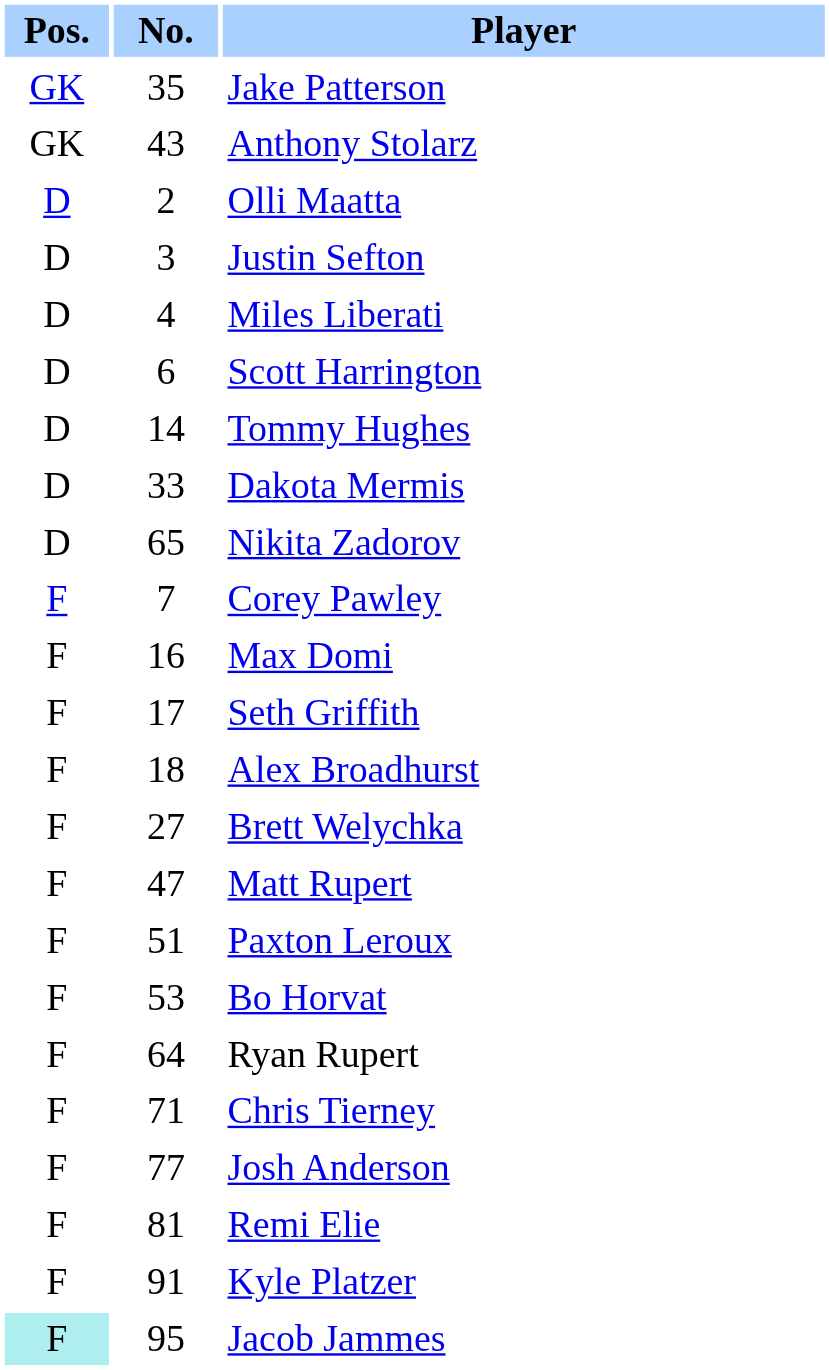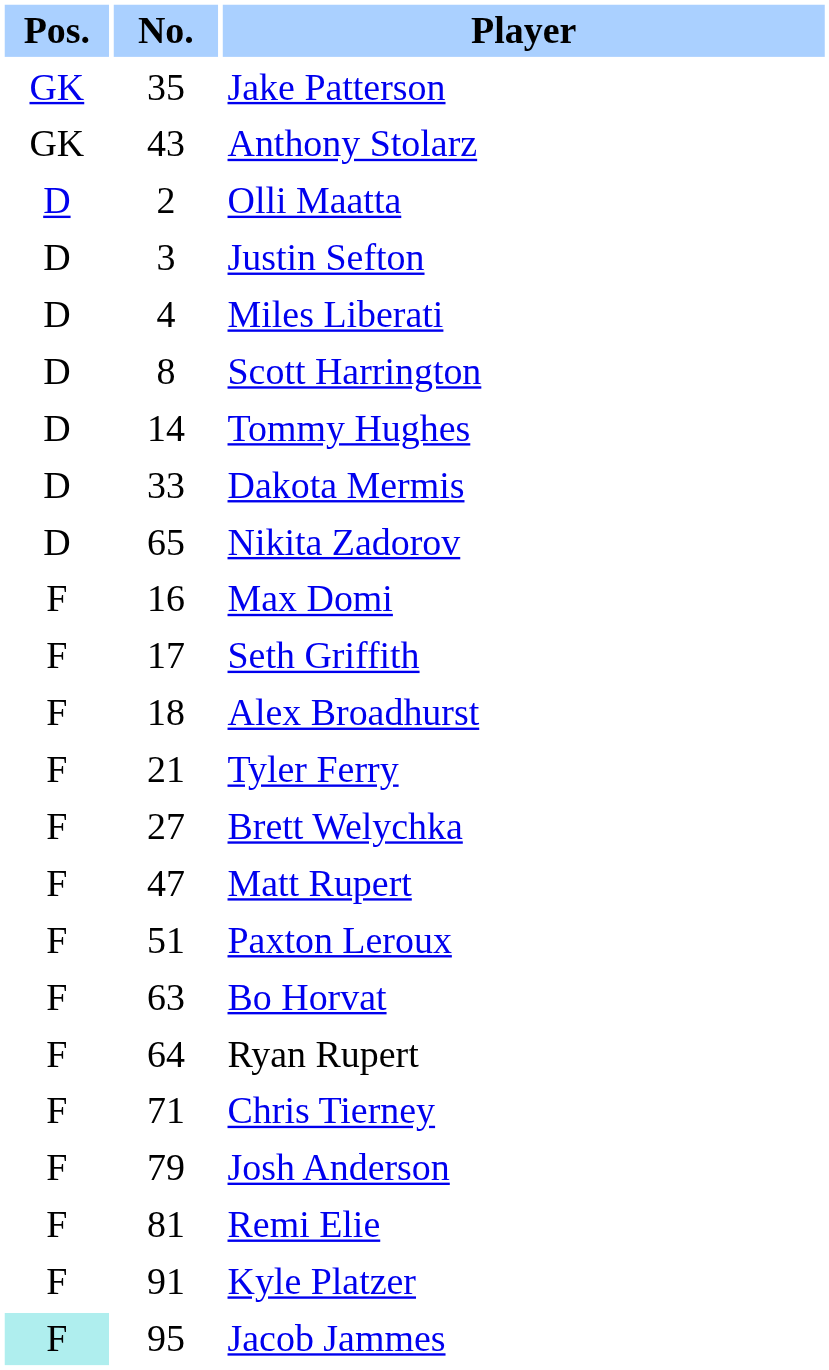(166, 371) 6 -> (166, 371) 8
- row: (334, 598)
+ row: (313, 769)
(166, 997) 53 -> (166, 997) 63
(166, 1167) 77 -> (166, 1167) 79
